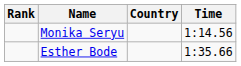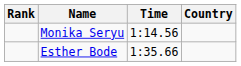columns swapped: (154, 14) <-> (208, 14)
